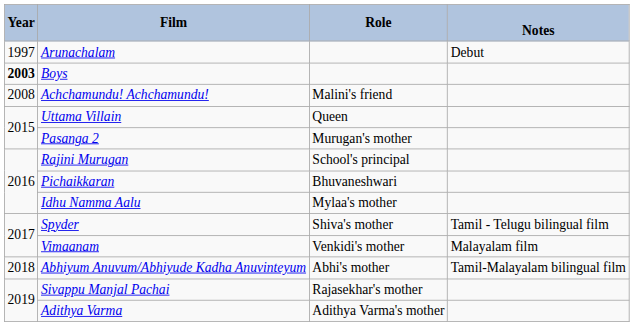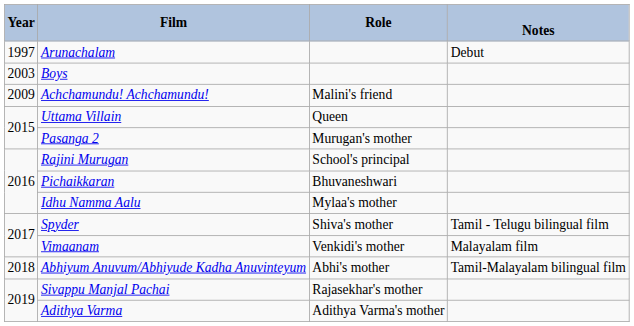(21, 73) bold -> (21, 73) normal
(21, 95) 2008 -> (21, 95) 2009
